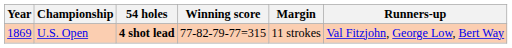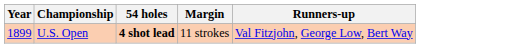- column: (223, 14)
(19, 33) 1869 -> (19, 33) 1899
